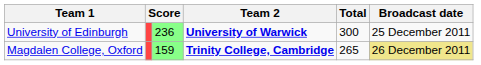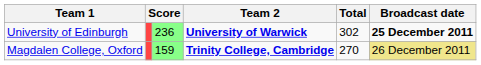(349, 32) 300 -> (349, 32) 302
(421, 32) normal -> (422, 32) bold
(349, 50) 265 -> (349, 50) 270
